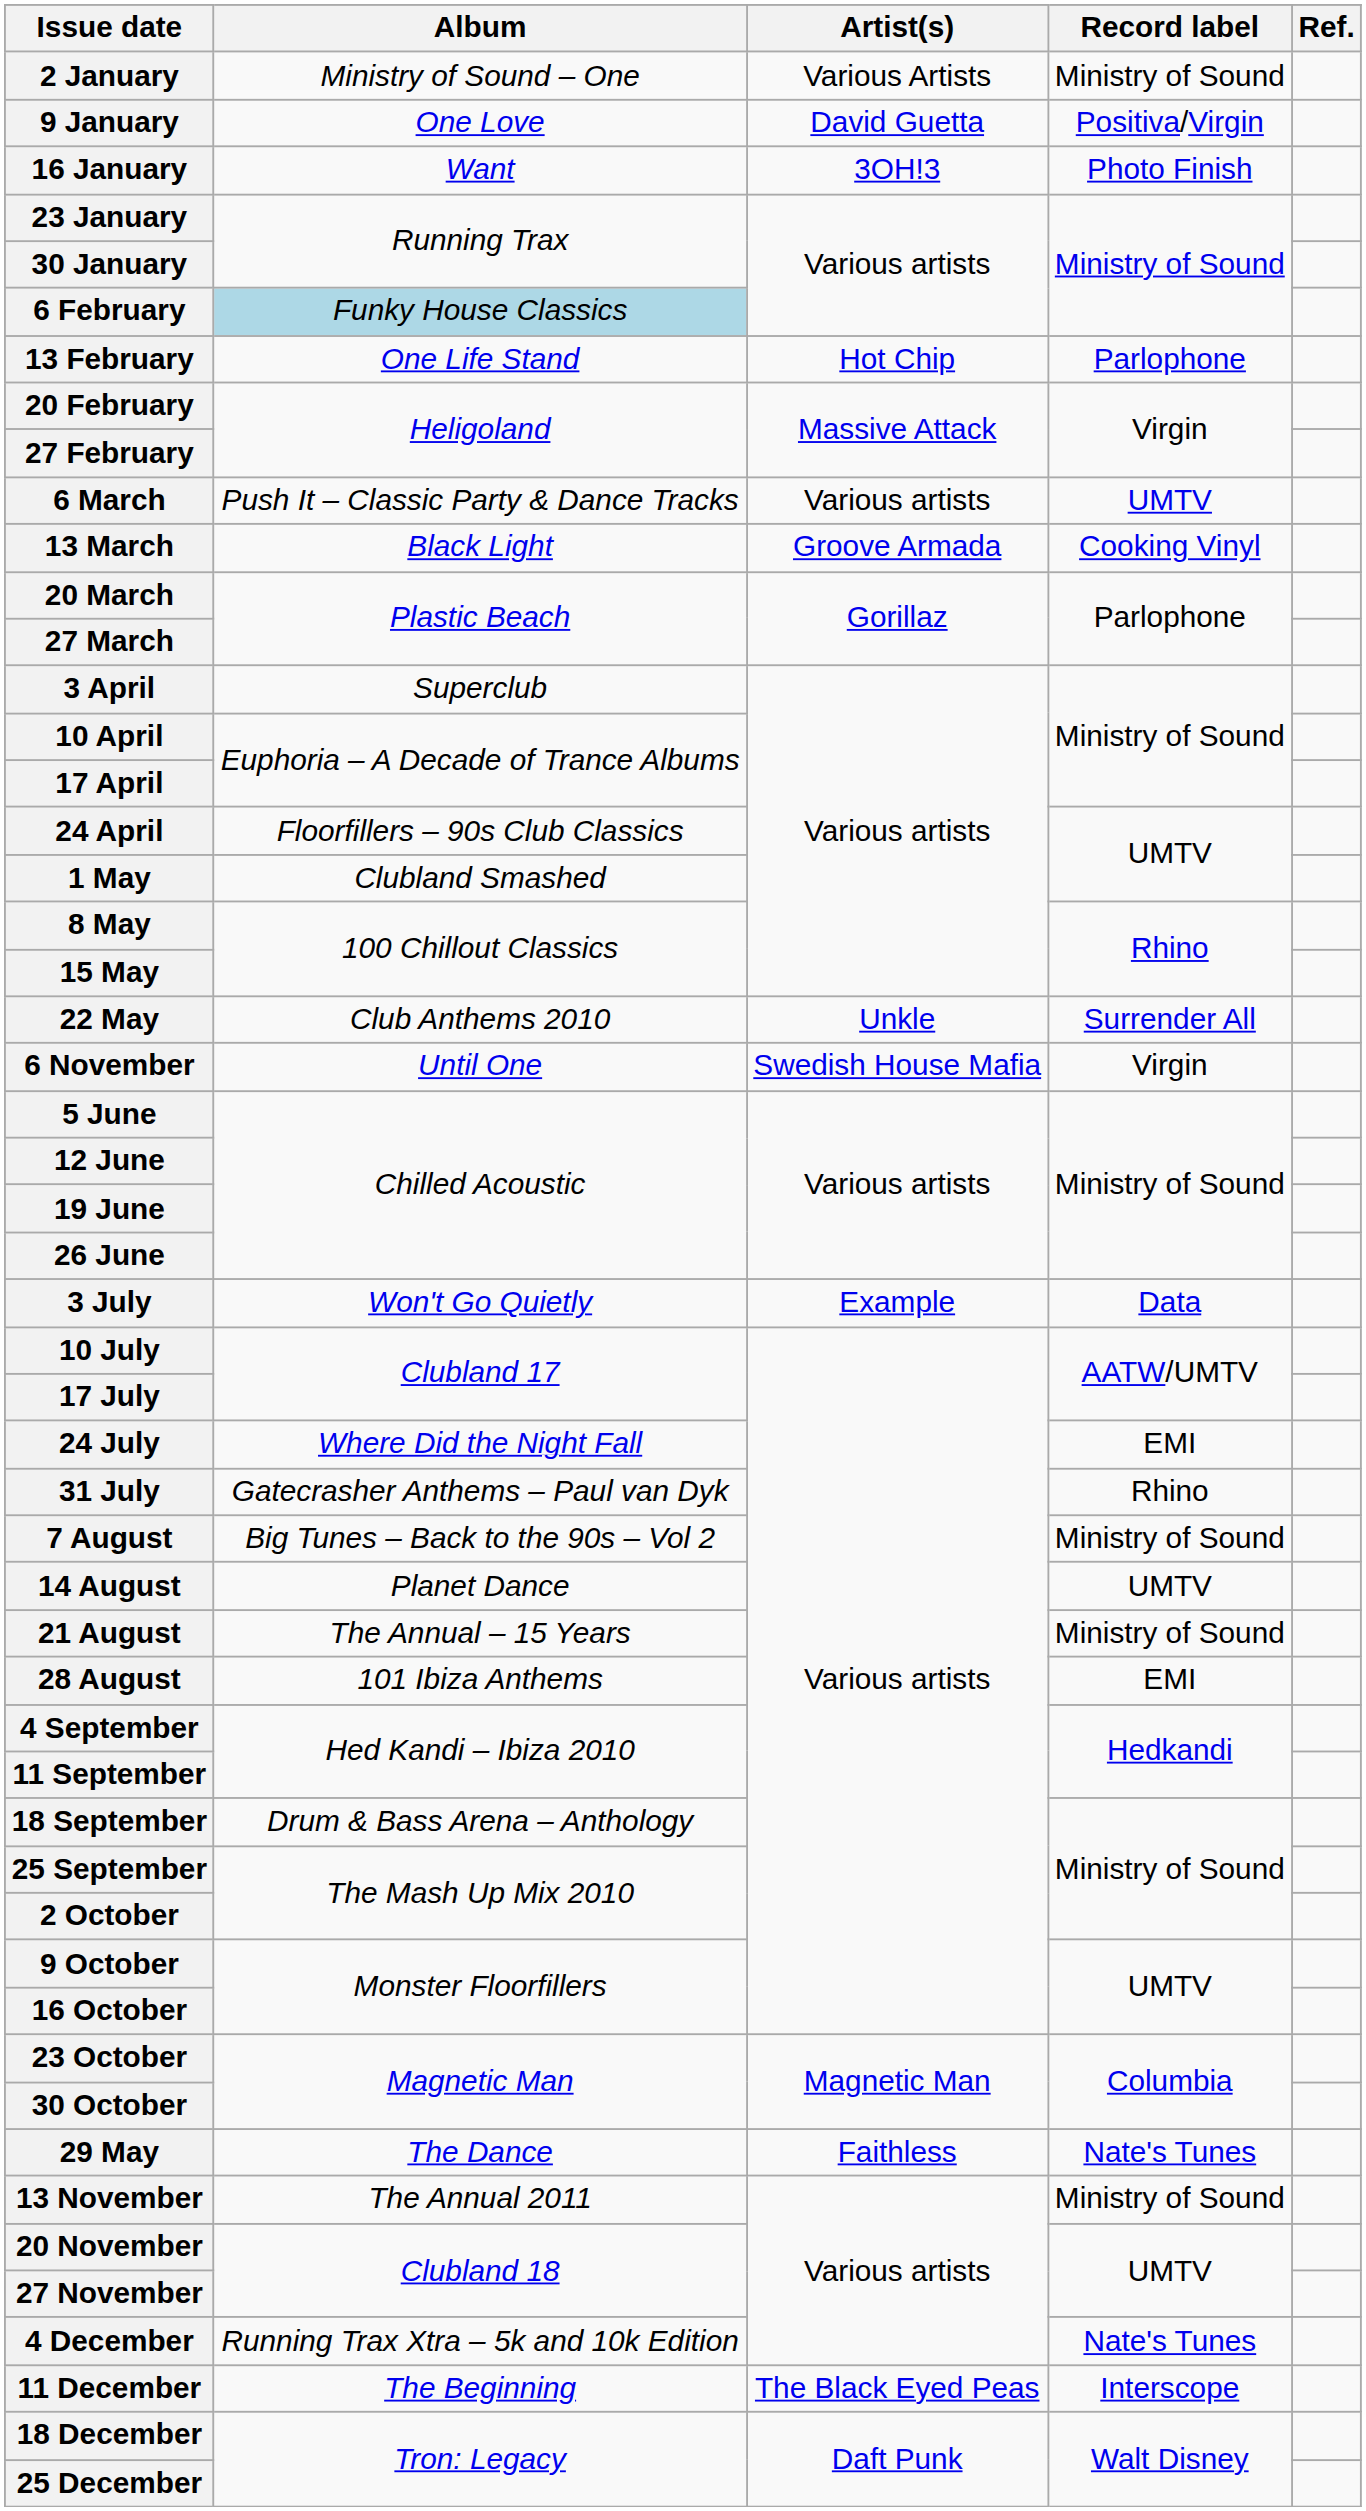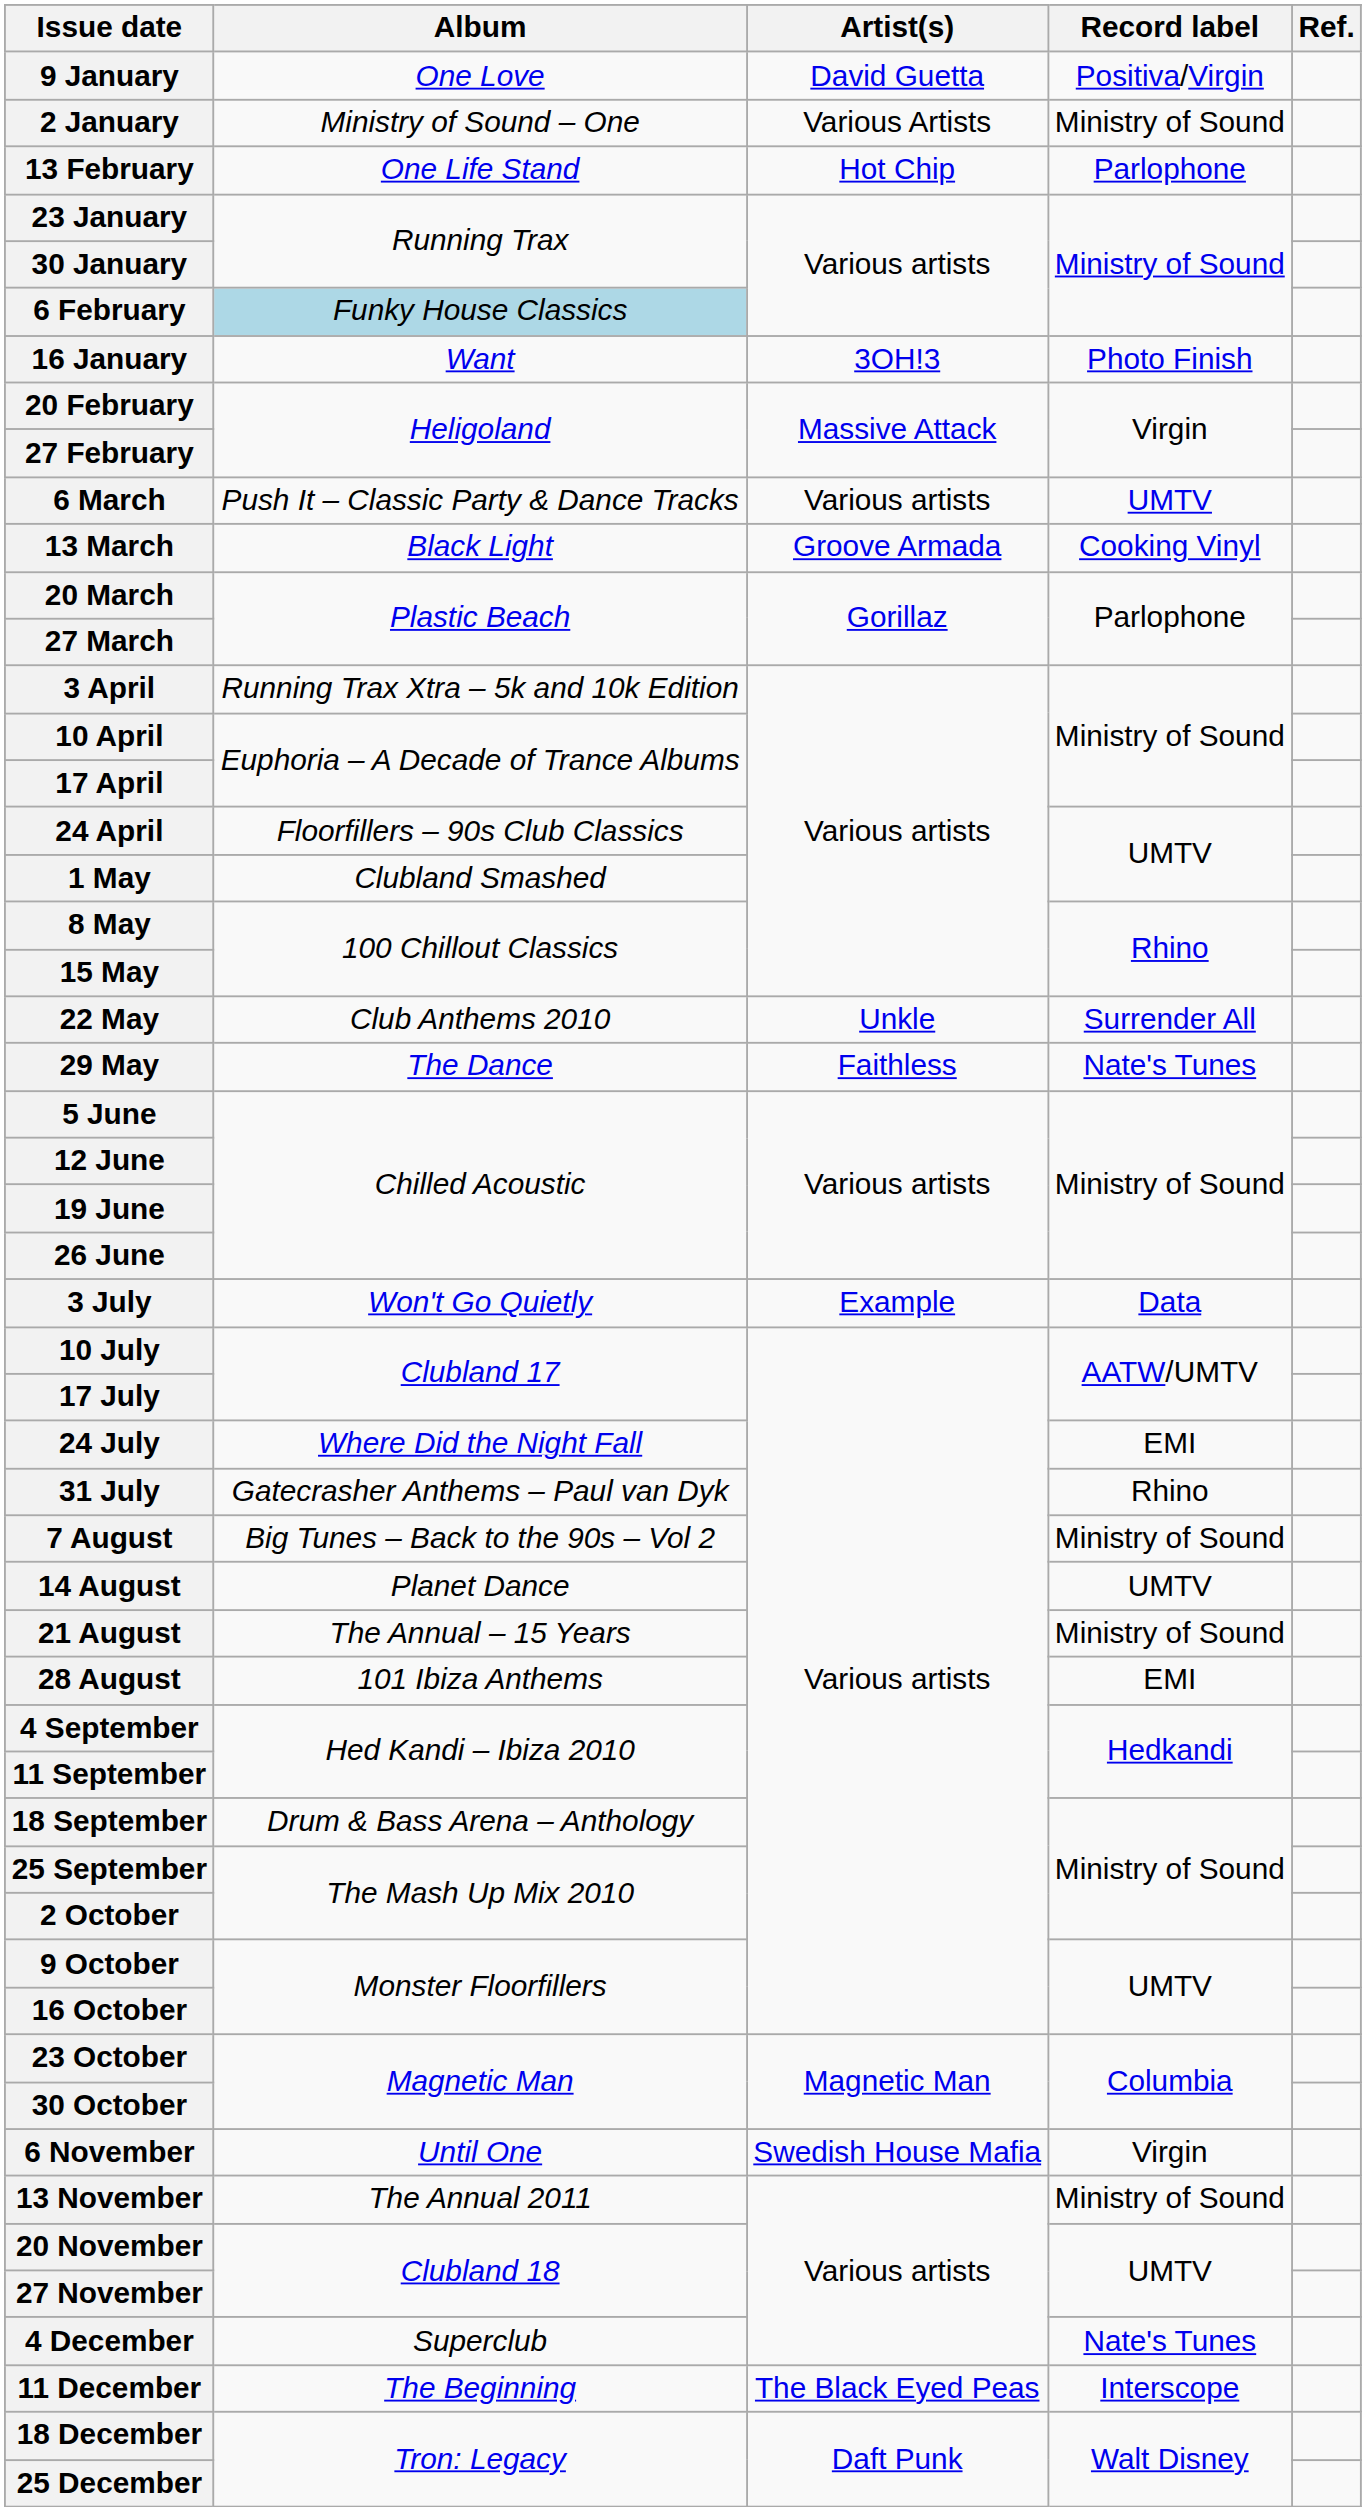rows swapped: (109, 75) <-> (109, 122)
rows swapped: (109, 169) <-> (109, 358)
(480, 688) Superclub -> (480, 688) Running Trax Xtra – 5k and 10k Edition
rows swapped: (109, 2151) <-> (109, 1066)
(480, 2340) Running Trax Xtra – 5k and 10k Edition -> (480, 2340) Superclub
